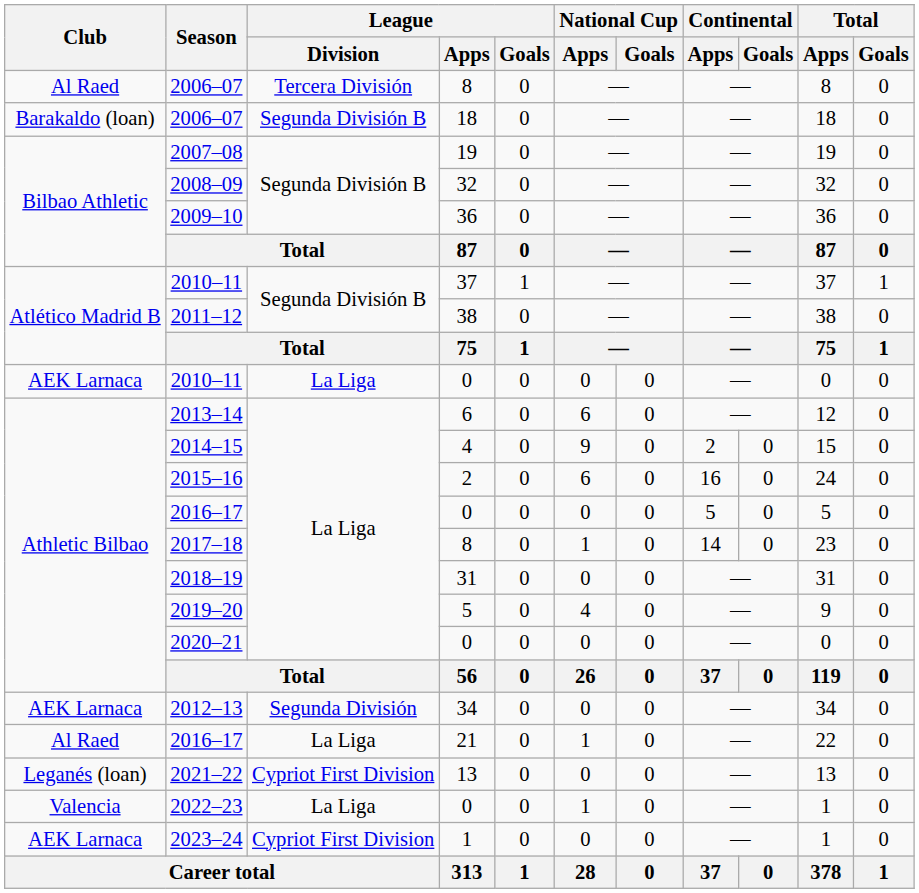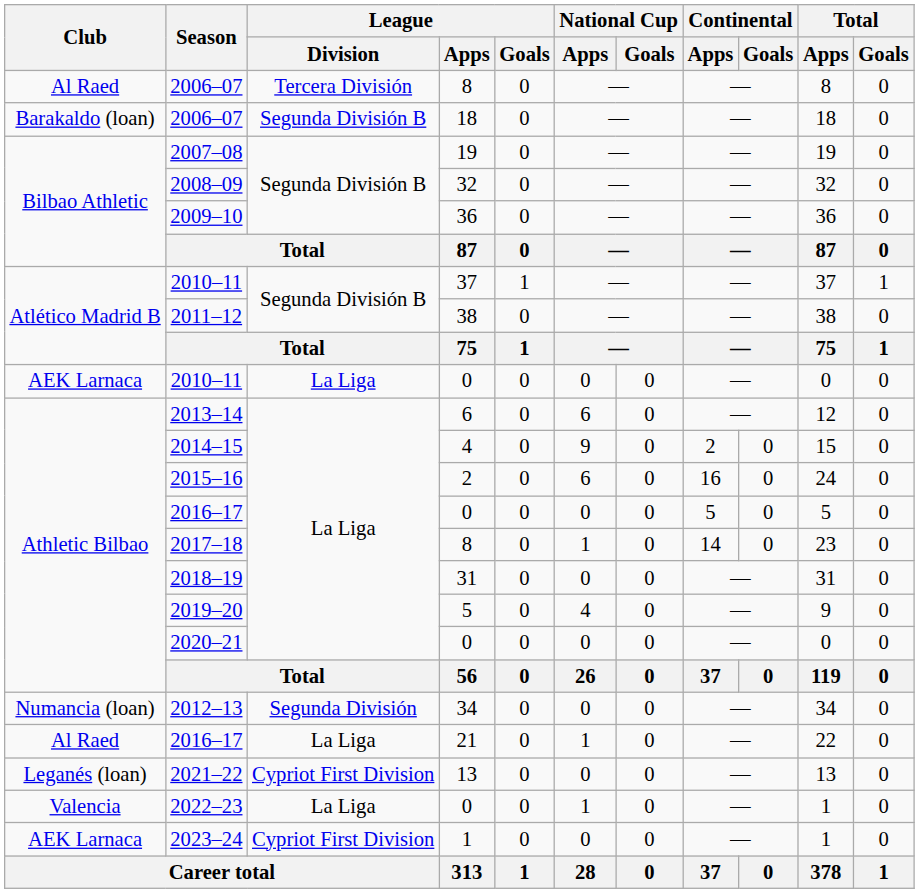(85, 708) AEK Larnaca -> (85, 708) Numancia (loan)
